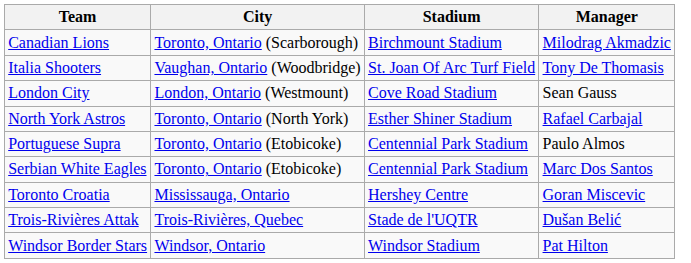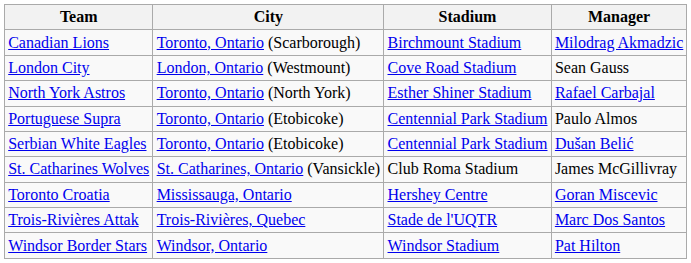- row: (55, 67)
(598, 169) Marc Dos Santos -> (594, 144) Dušan Belić
+ row: (79, 169)
(582, 220) Dušan Belić -> (610, 220) Marc Dos Santos
